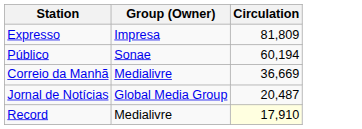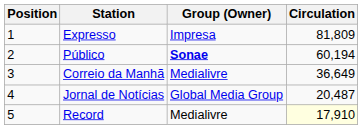+ column: (32, 14)
(133, 54) normal -> (189, 54) bold
(280, 74) 36,669 -> (336, 74) 36,649
